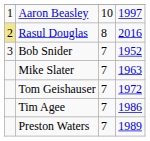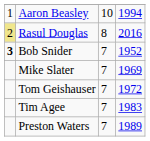(130, 13) 1997 -> (130, 13) 1994
(10, 51) normal -> (10, 51) bold
(130, 70) 1963 -> (130, 70) 1969
(130, 107) 1986 -> (130, 107) 1983
